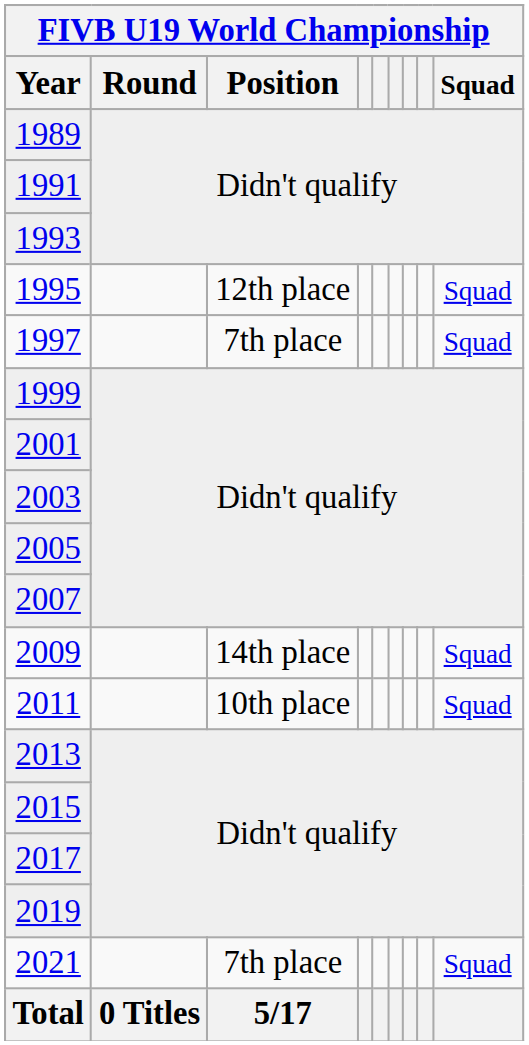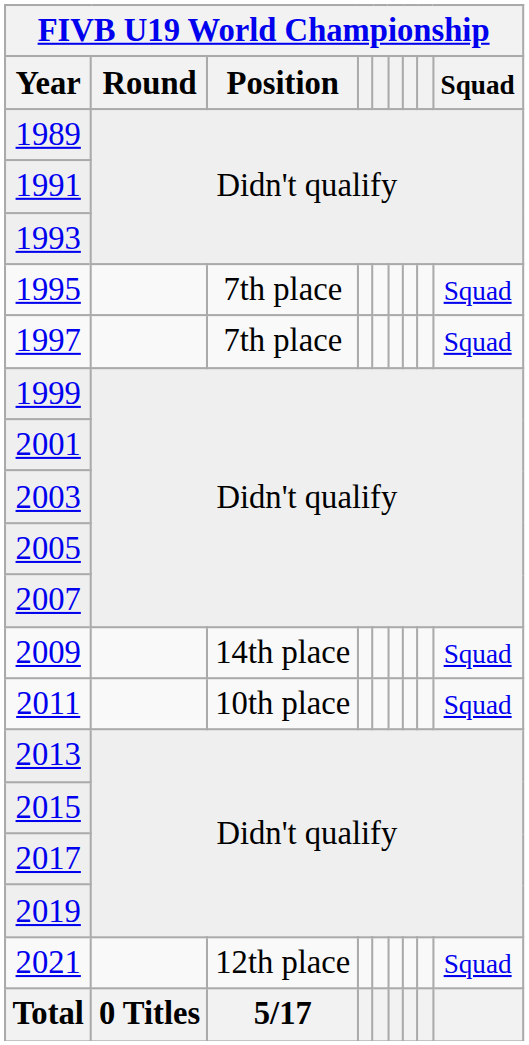(283, 289) 12th place -> (283, 289) 7th place
(283, 962) 7th place -> (283, 962) 12th place
